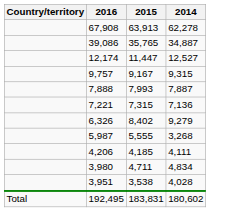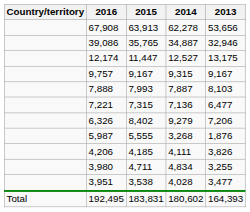+ column: (226, 12)
